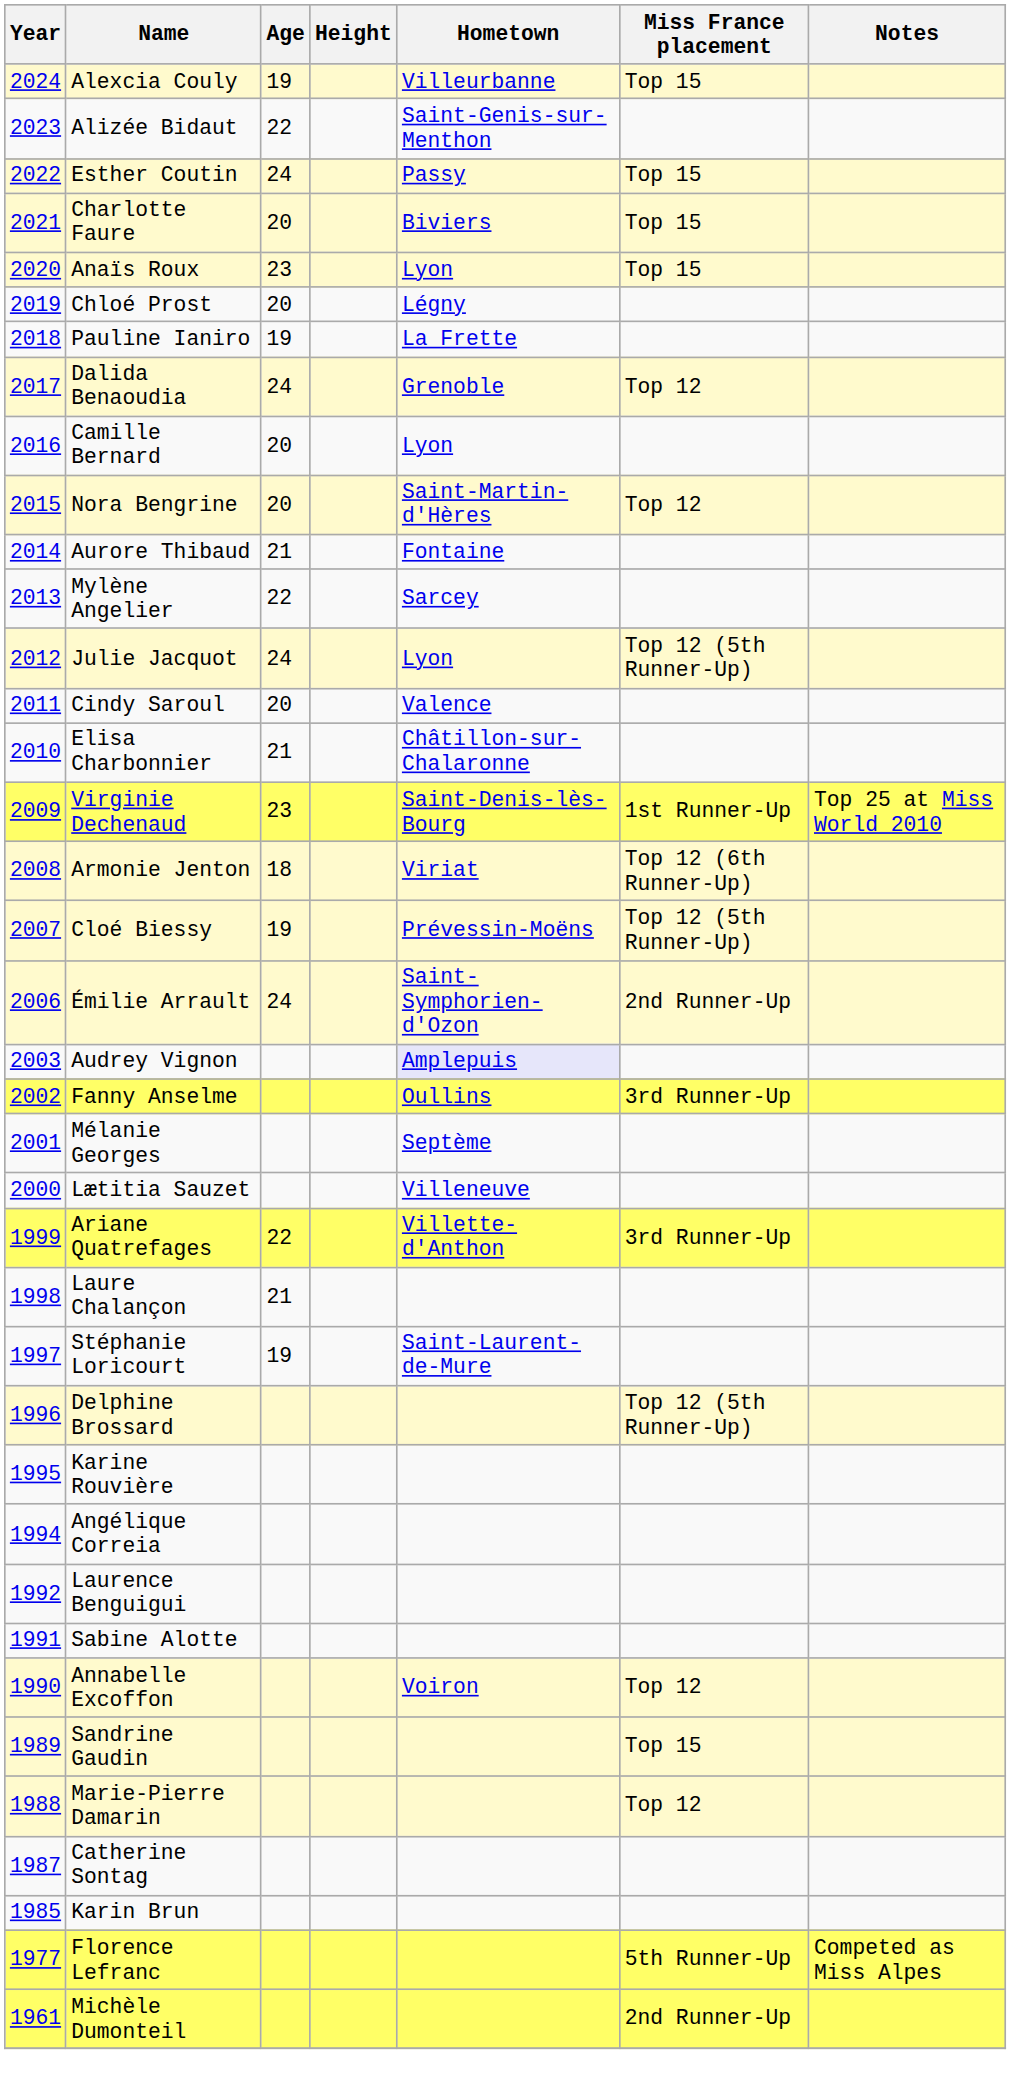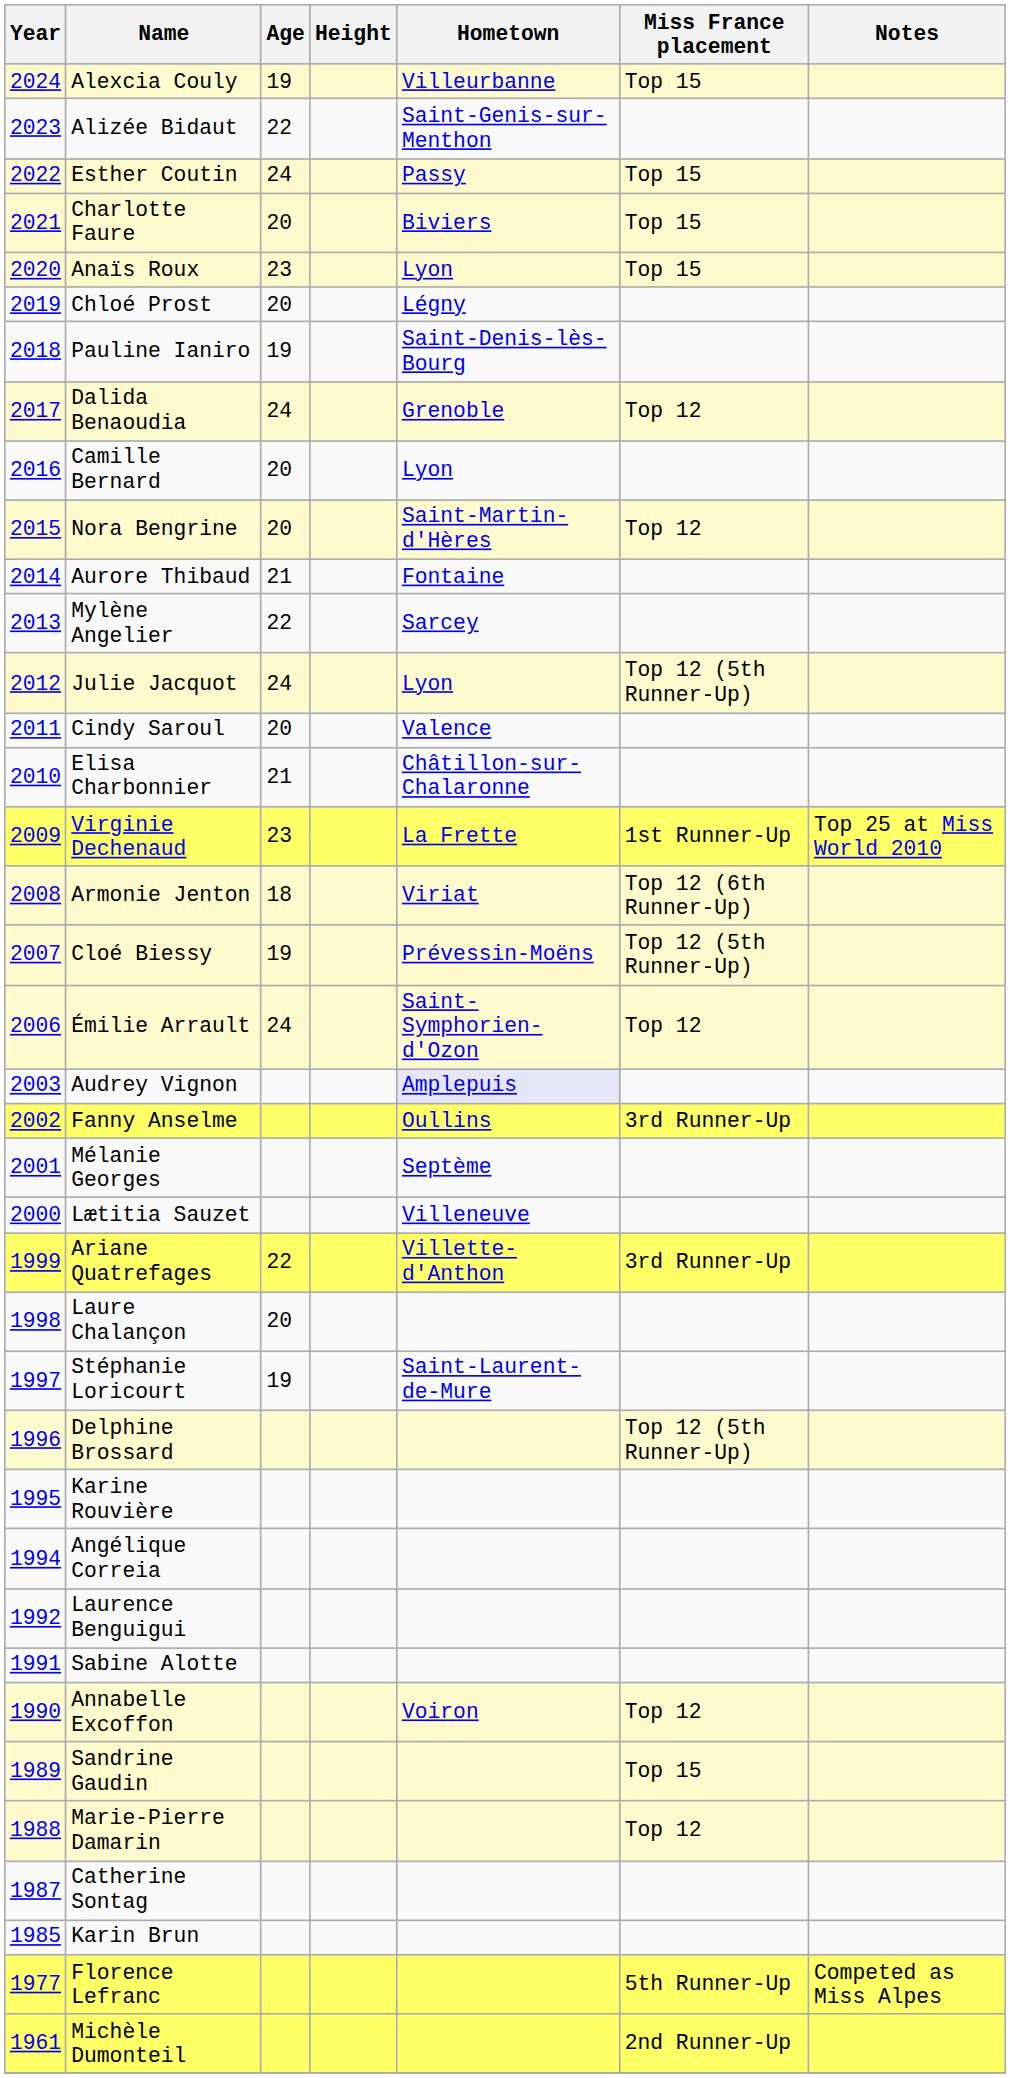(459, 339) La Frette -> (504, 352) Saint-Denis-lès-Bourg
(504, 812) Saint-Denis-lès-Bourg -> (459, 836) La Frette
(708, 1002) 2nd Runner-Up -> (663, 1027) Top 12
(279, 1297) 21 -> (279, 1321) 20
